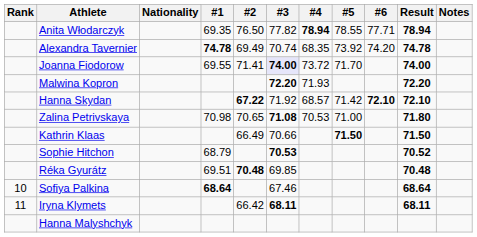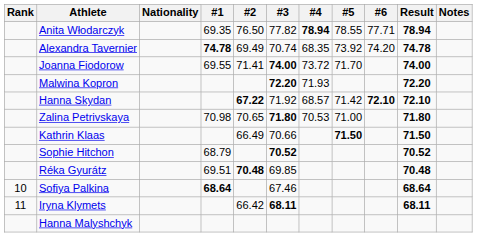(283, 65) lavender background -> (283, 65) no background
(283, 118) 71.08 -> (283, 118) 71.80
(283, 153) 70.53 -> (283, 153) 70.52
